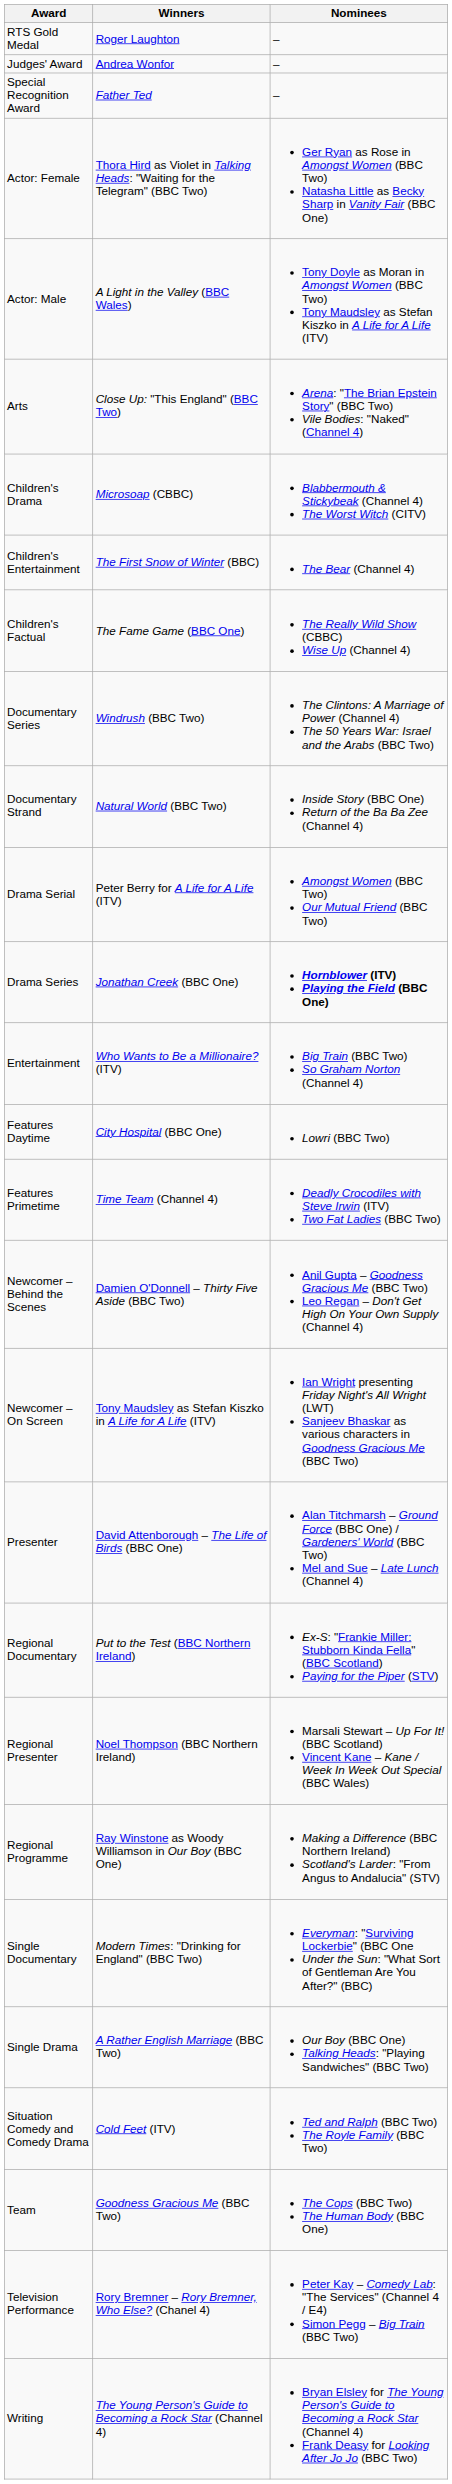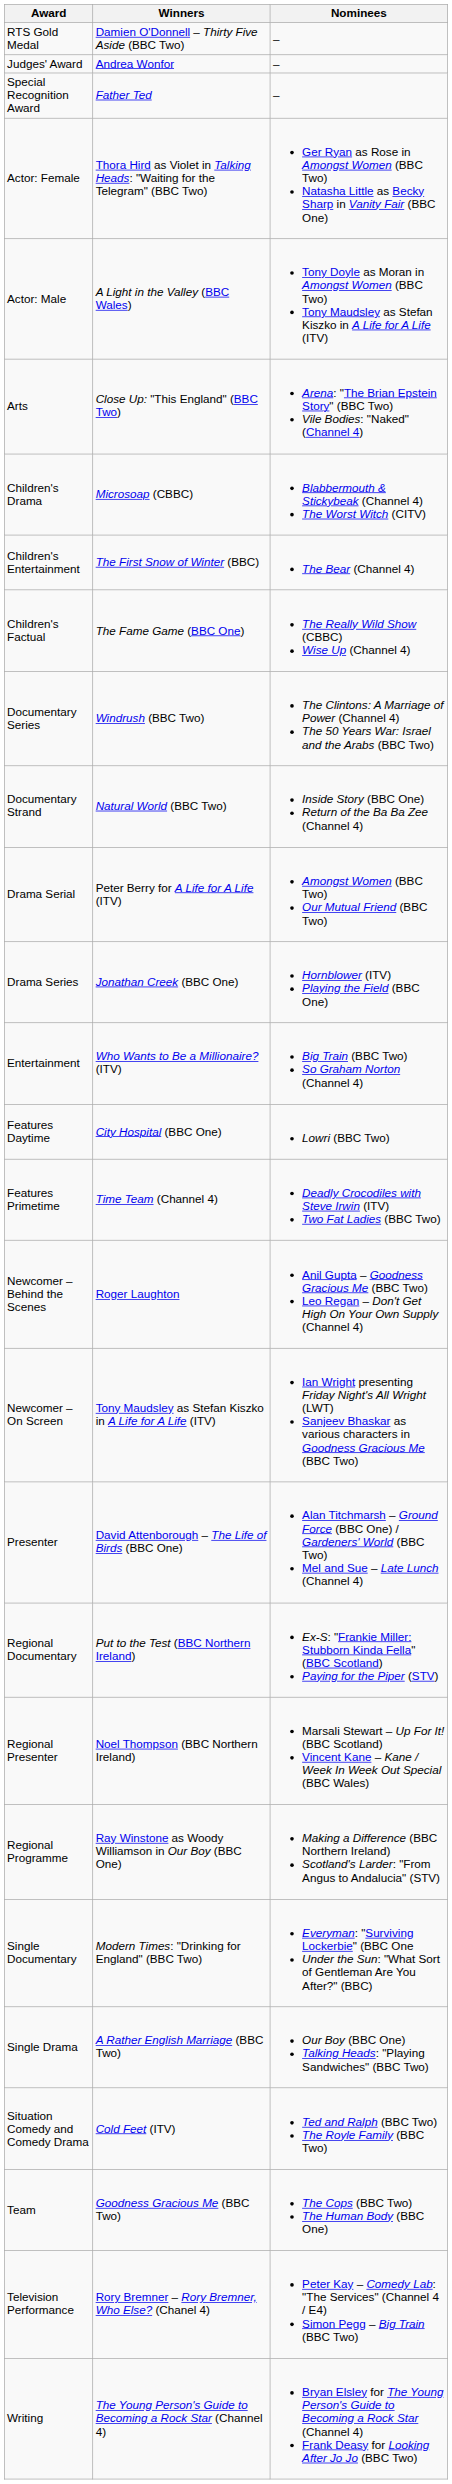(138, 38) Roger Laughton -> (177, 38) Damien O'Donnell – Thirty Five Aside (BBC Two)
(359, 989) bold -> (359, 989) normal
(177, 1294) Damien O'Donnell – Thirty Five Aside (BBC Two) -> (138, 1294) Roger Laughton
